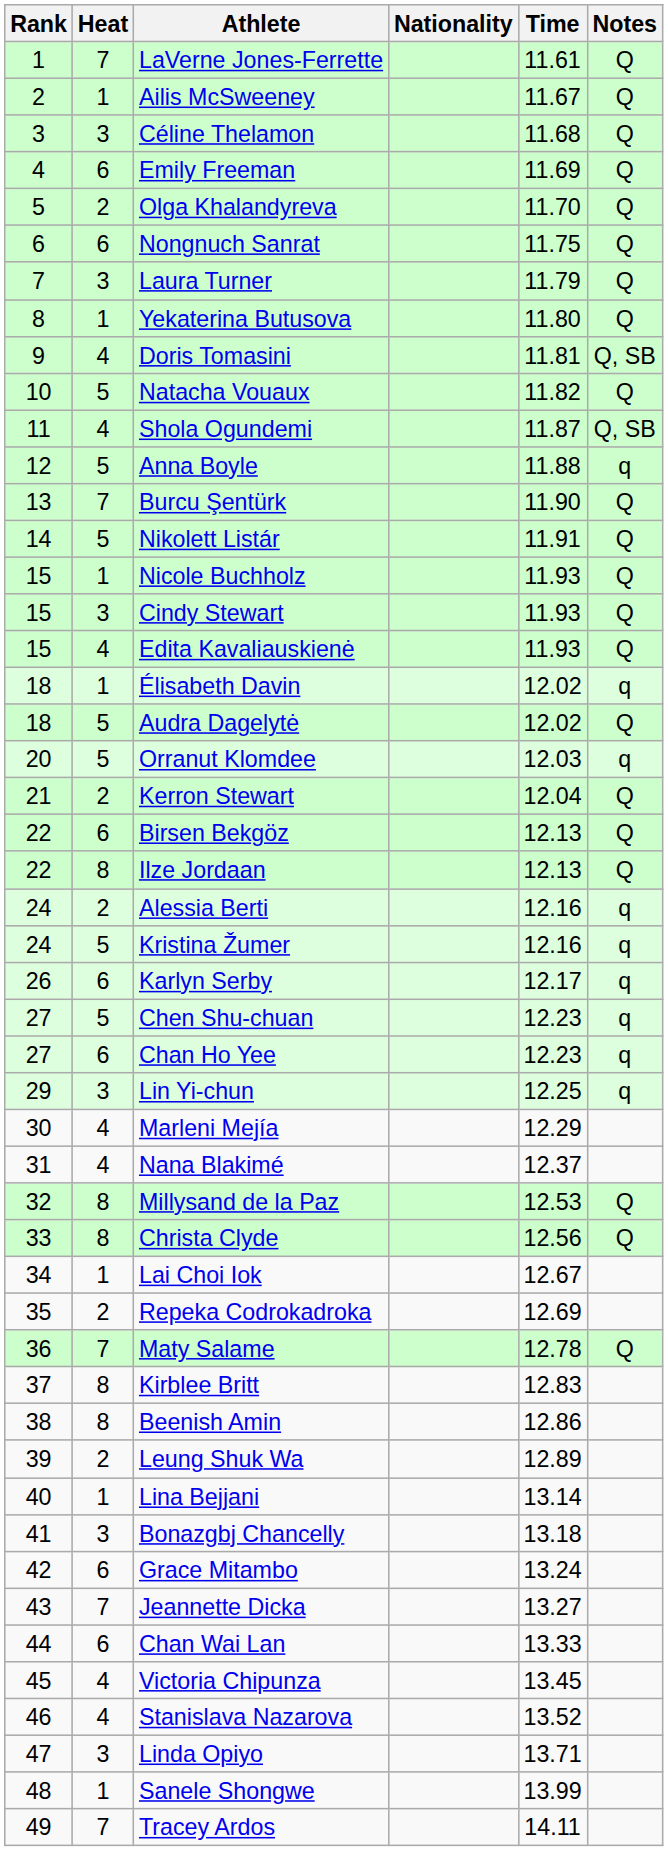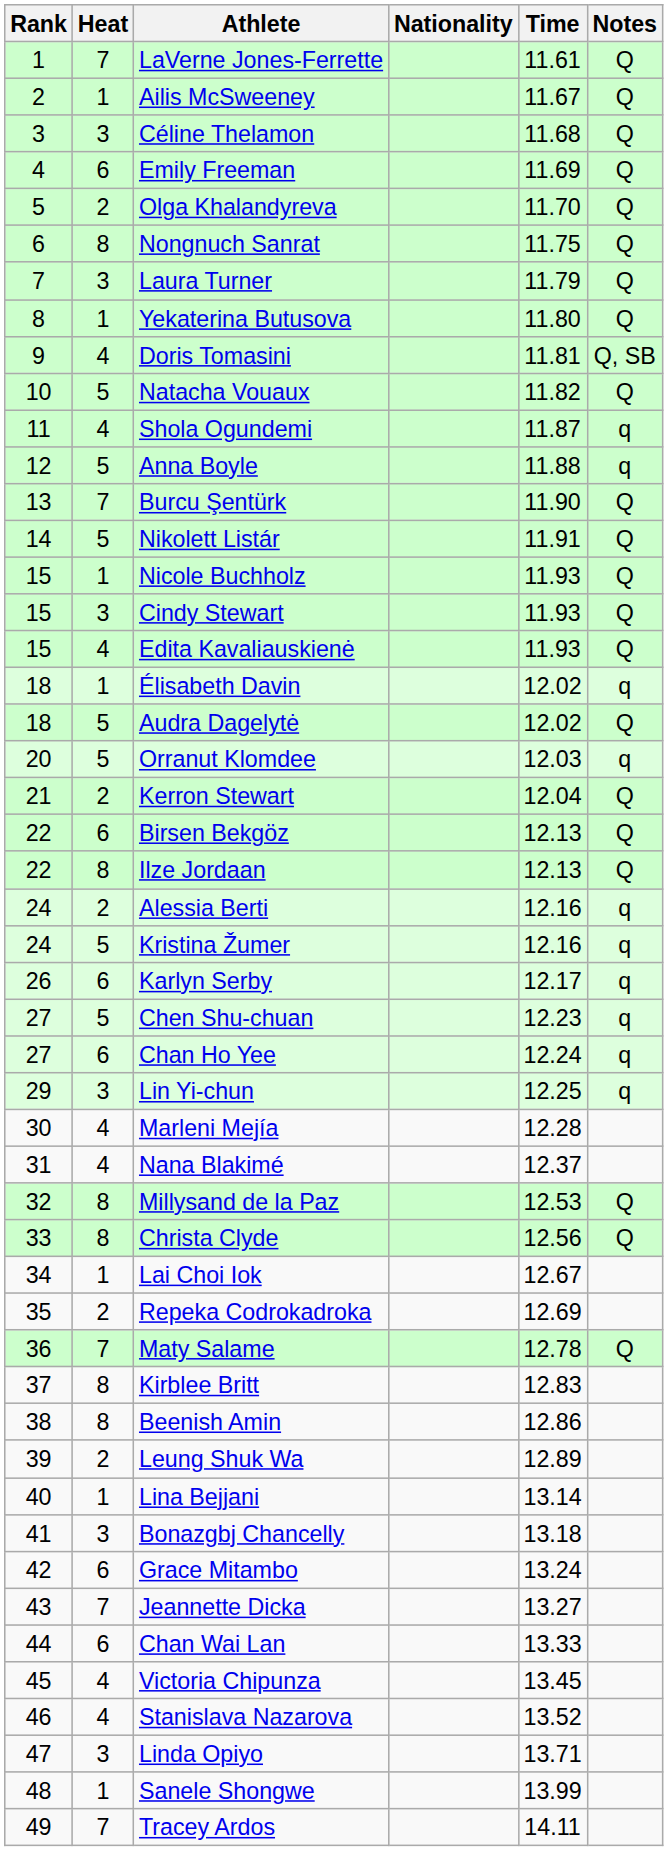(103, 244) 6 -> (103, 244) 8
(625, 428) Q, SB -> (625, 428) q
(553, 1054) 12.23 -> (553, 1054) 12.24
(553, 1128) 12.29 -> (553, 1128) 12.28
